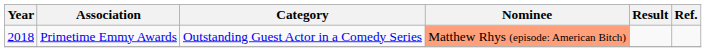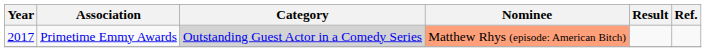(21, 36) 2018 -> (21, 36) 2017
(303, 36) no background -> (303, 36) lightgrey background
